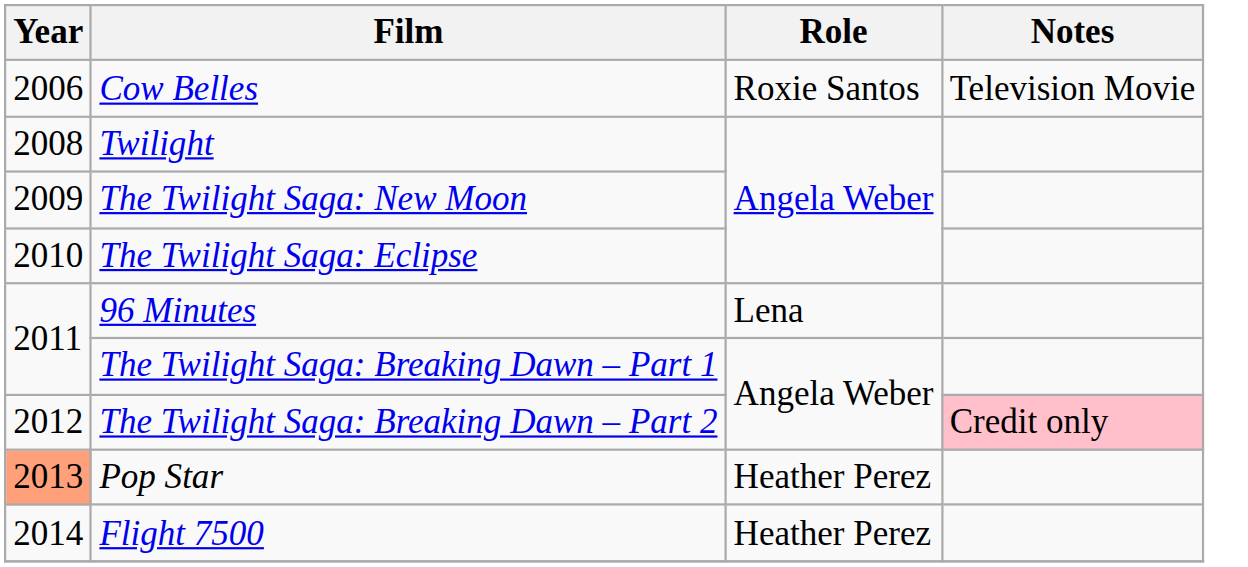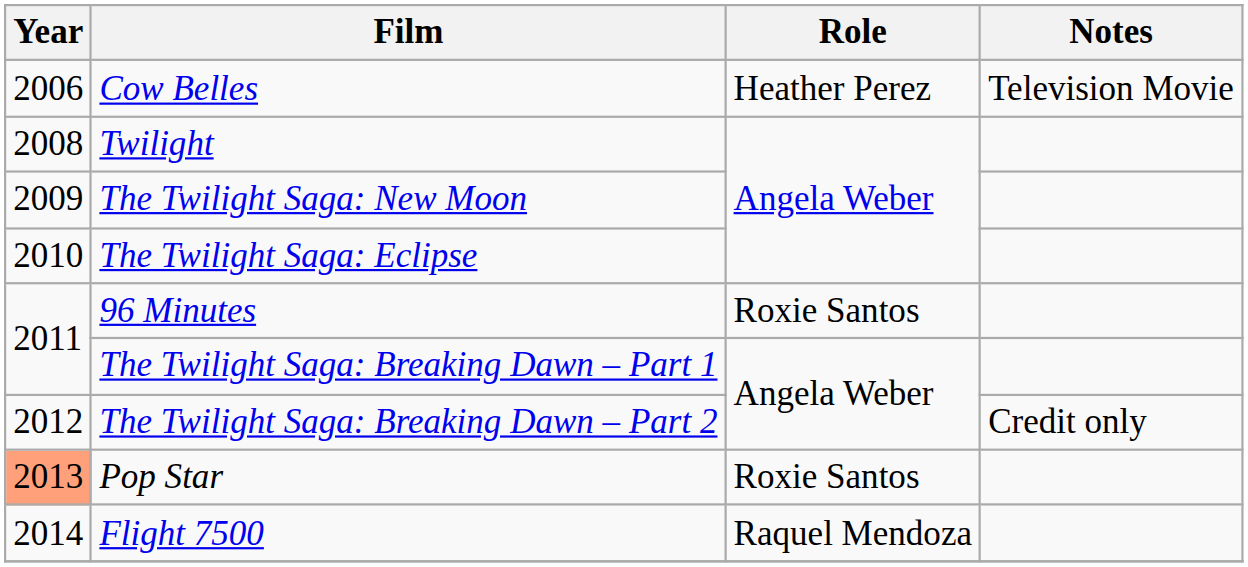(827, 87) Roxie Santos -> (832, 87) Heather Perez
(769, 310) Lena -> (827, 310) Roxie Santos
(1029, 421) pink background -> (1067, 421) no background
(832, 476) Heather Perez -> (827, 476) Roxie Santos
(832, 532) Heather Perez -> (853, 532) Raquel Mendoza
